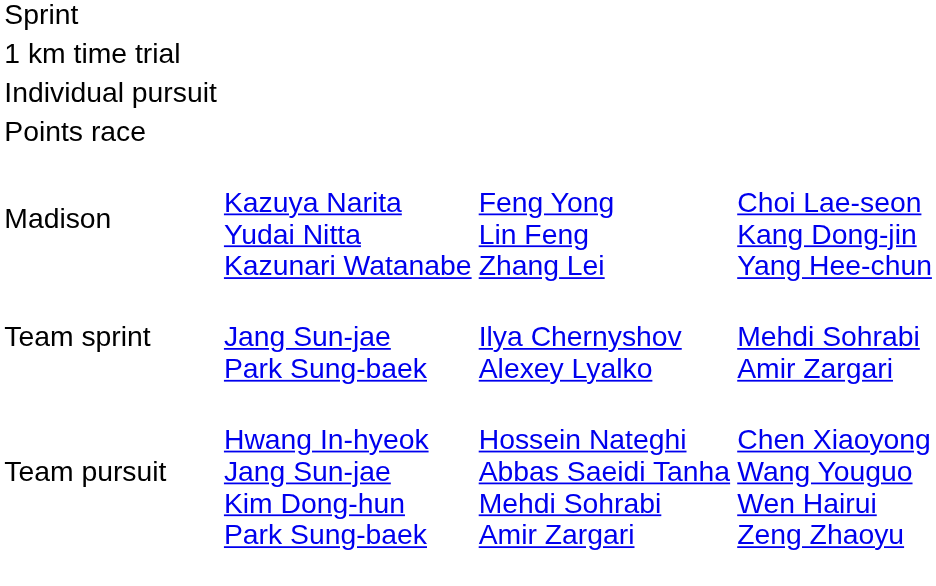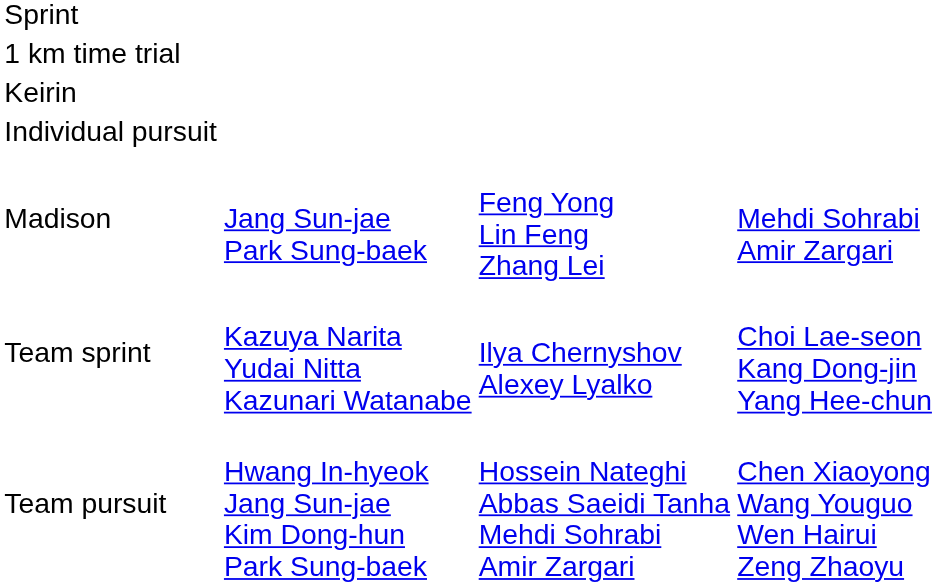+ row: (41, 92)
- row: (75, 131)
(348, 234) Kazuya Narita Yudai Nitta Kazunari Watanabe -> (325, 234) Jang Sun-jae Park Sung-baek
(835, 234) Choi Lae-seon Kang Dong-jin Yang Hee-chun -> (829, 234) Mehdi Sohrabi Amir Zargari
(325, 352) Jang Sun-jae Park Sung-baek -> (348, 368) Kazuya Narita Yudai Nitta Kazunari Watanabe
(829, 352) Mehdi Sohrabi Amir Zargari -> (835, 368) Choi Lae-seon Kang Dong-jin Yang Hee-chun
